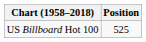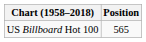(121, 29) 525 -> (121, 29) 565
